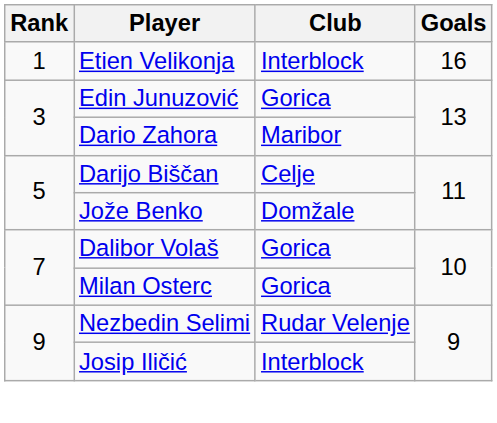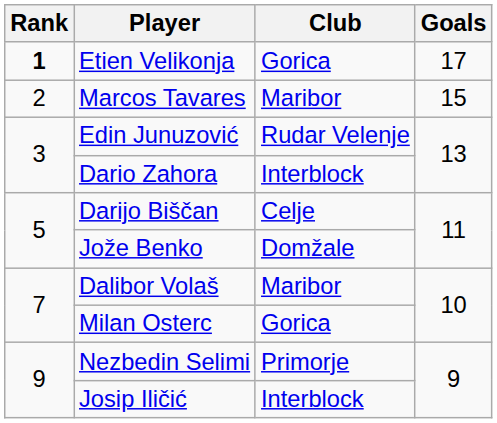(39, 60) normal -> (39, 60) bold
(312, 60) Interblock -> (296, 60) Gorica
(454, 60) 16 -> (454, 60) 17
+ row: (162, 98)
(296, 98) Gorica -> (335, 135) Rudar Velenje
(301, 135) Maribor -> (312, 173) Interblock
(296, 248) Gorica -> (301, 286) Maribor
(335, 323) Rudar Velenje -> (305, 361) Primorje
